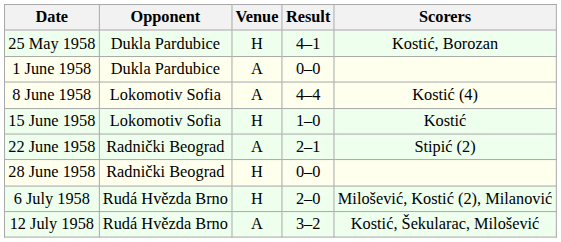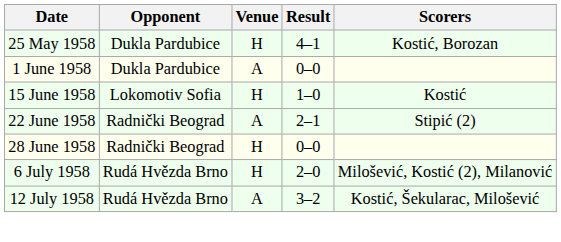- row: (52, 95)
